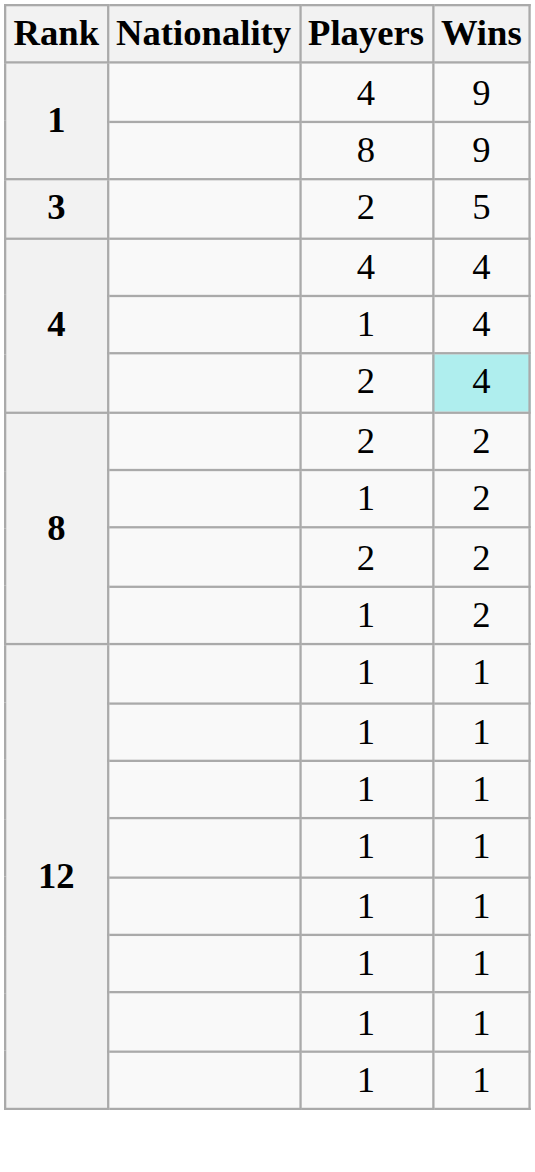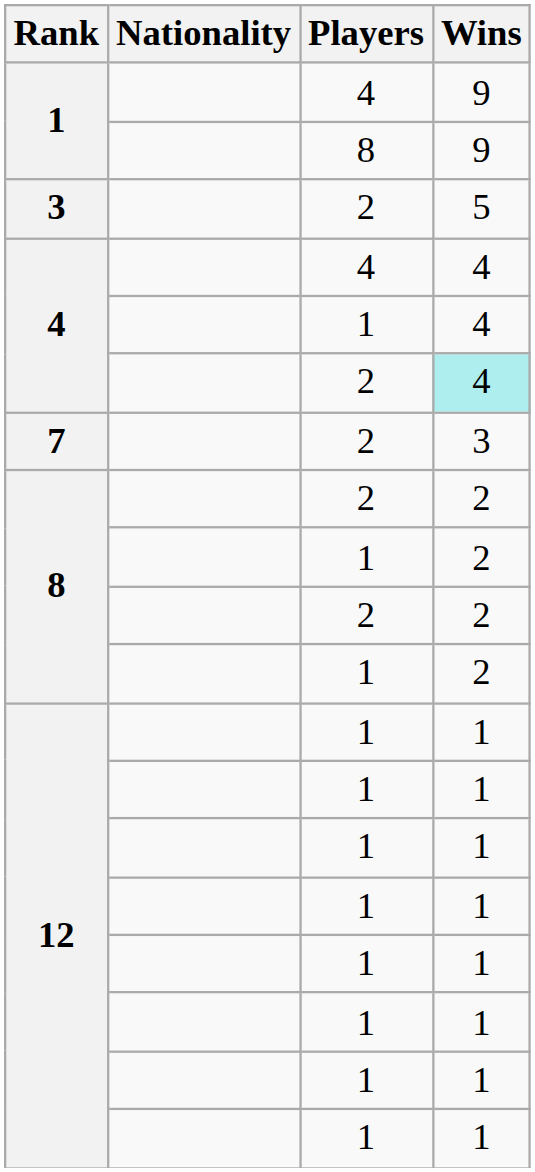+ row: (56, 440)
